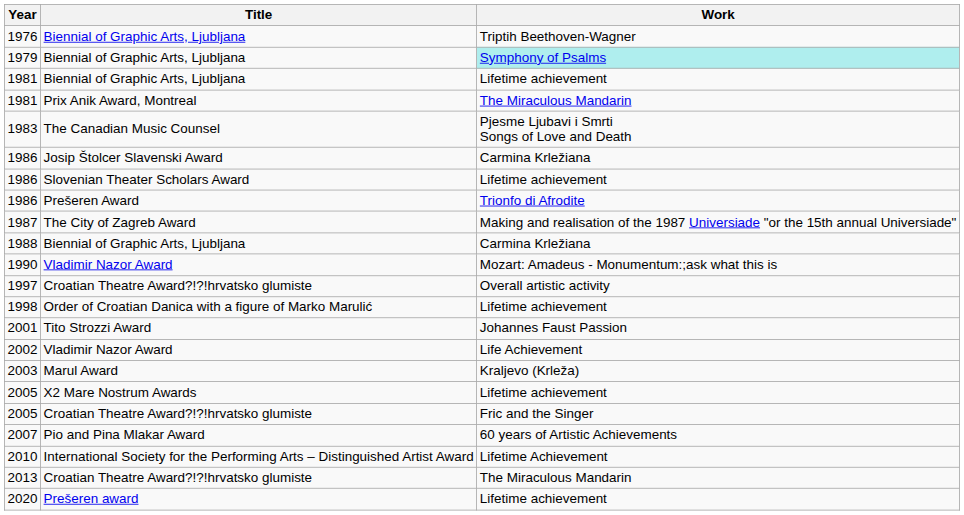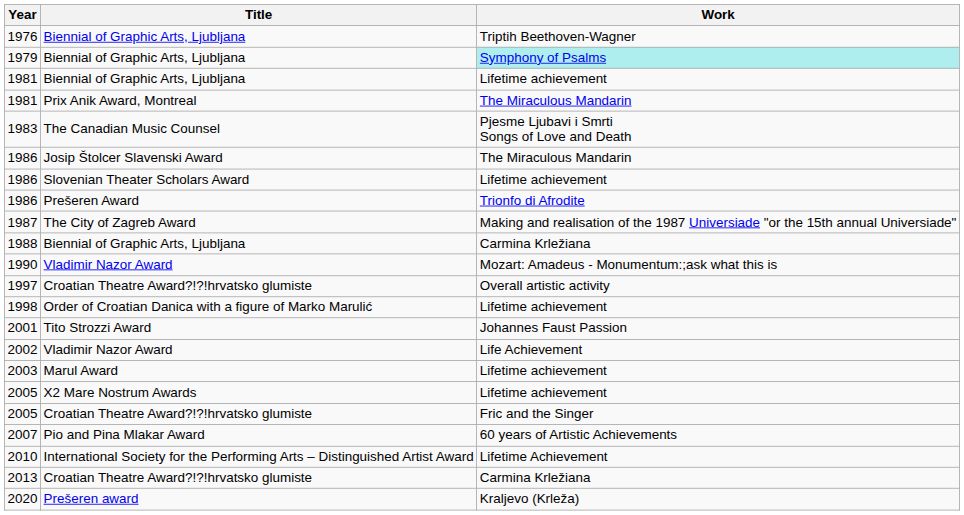(535, 158) Carmina Krležiana -> (556, 158) The Miraculous Mandarin
(530, 371) Kraljevo (Krleža) -> (543, 371) Lifetime achievement
(556, 477) The Miraculous Mandarin -> (535, 477) Carmina Krležiana
(543, 499) Lifetime achievement -> (530, 499) Kraljevo (Krleža)
